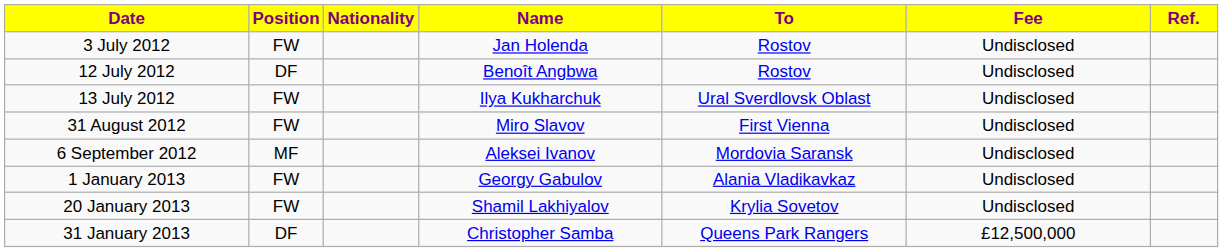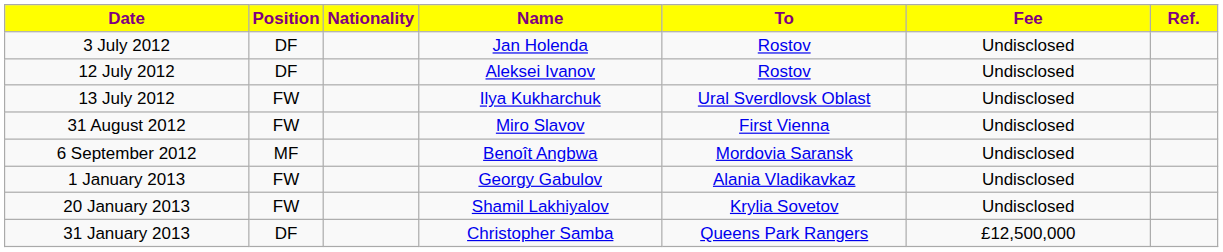(286, 45) FW -> (286, 45) DF
(540, 72) Benoît Angbwa -> (540, 72) Aleksei Ivanov
(540, 153) Aleksei Ivanov -> (540, 153) Benoît Angbwa
